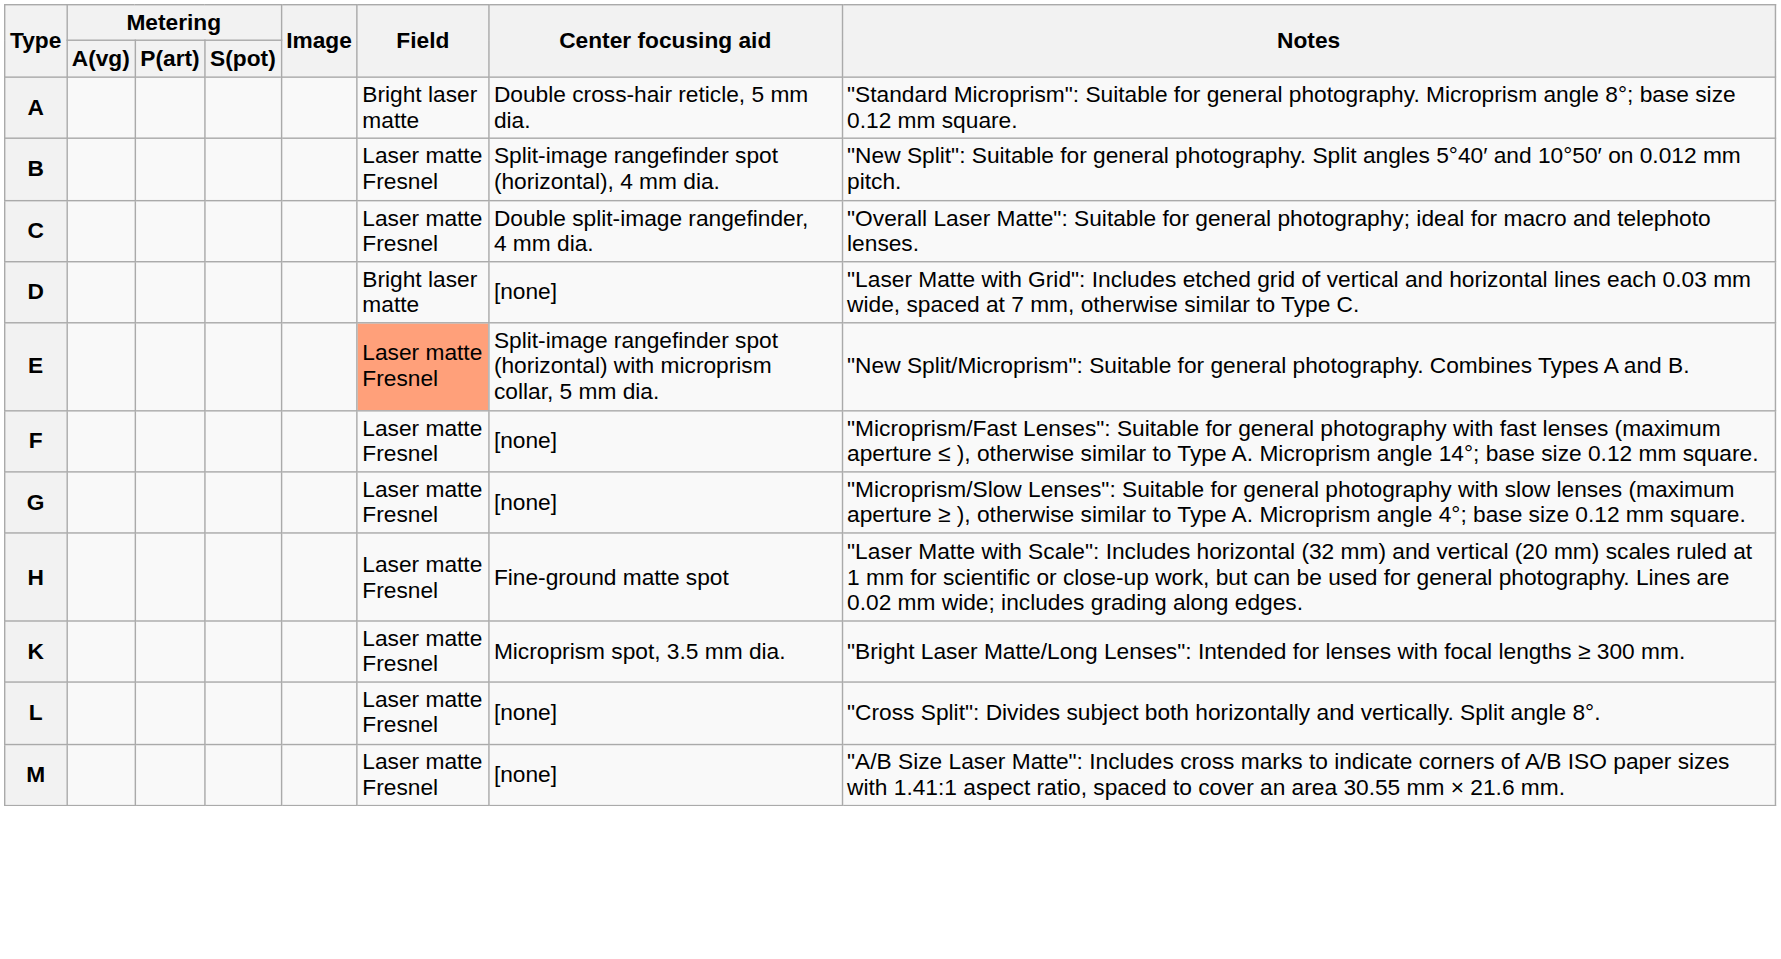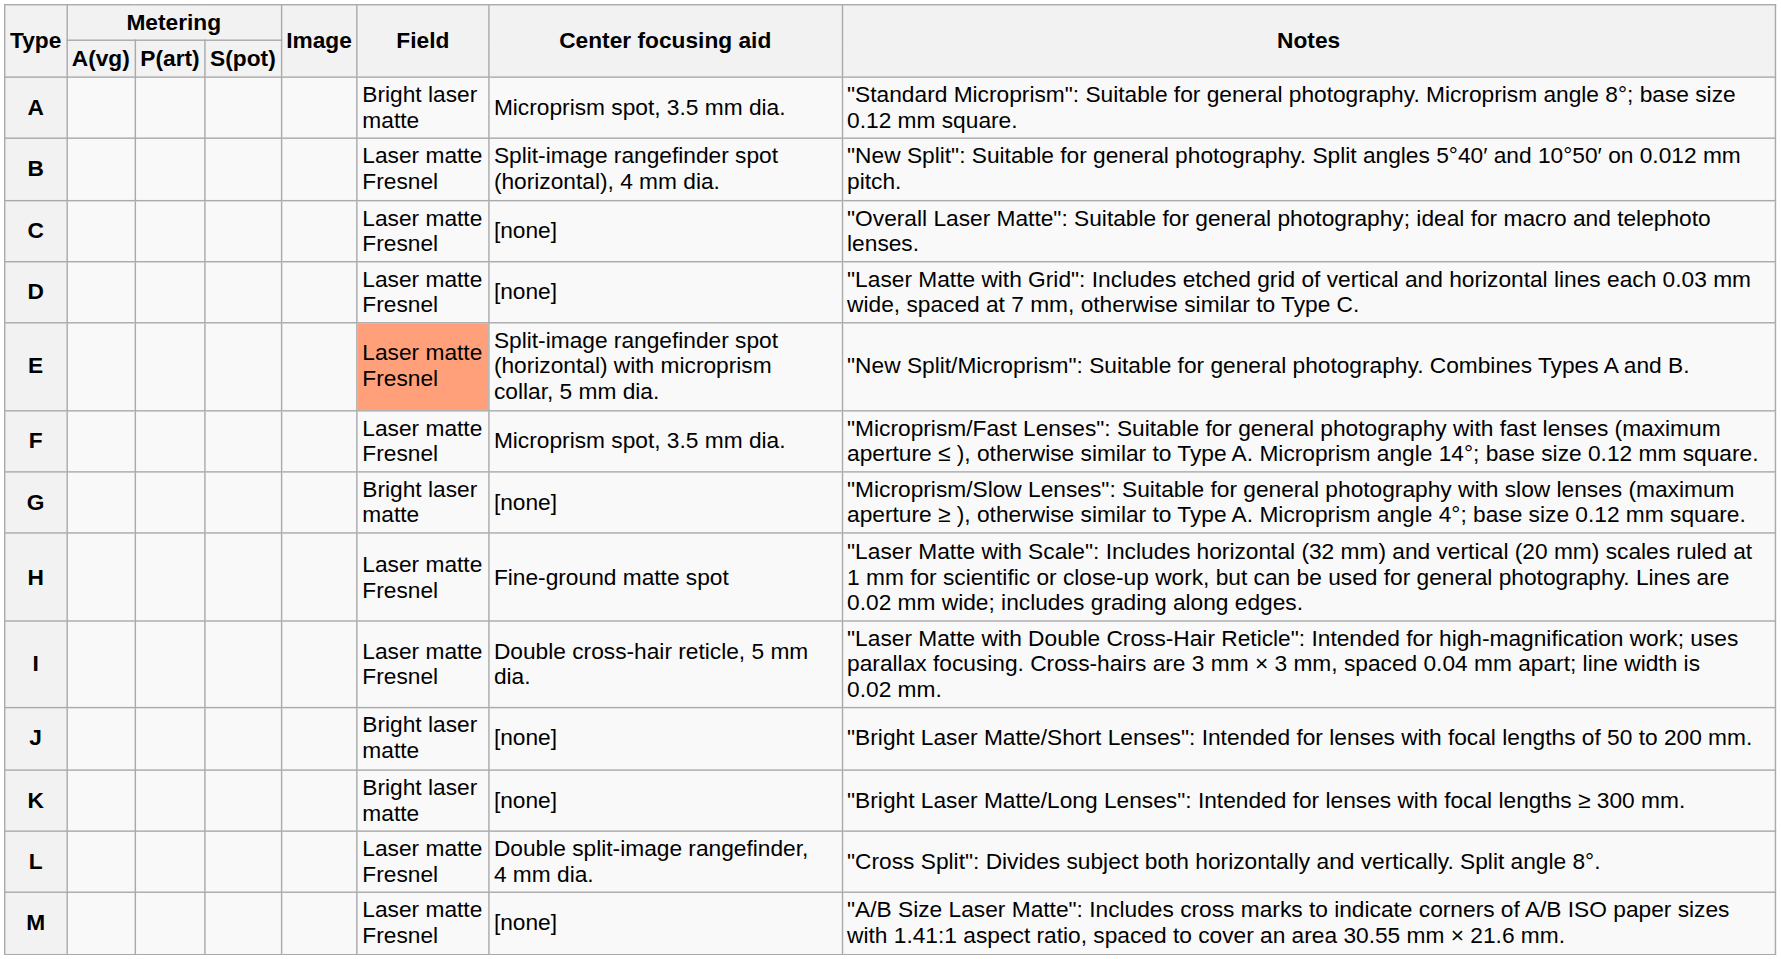(651, 107) Double cross-hair reticle, 5 mm dia. -> (640, 107) Microprism spot, 3.5 mm dia.
(651, 230) Double split-image rangefinder, 4 mm dia. -> (525, 230) [none]
(420, 292) Bright laser matte -> (422, 292) Laser matte Fresnel
(525, 440) [none] -> (640, 440) Microprism spot, 3.5 mm dia.
(422, 502) Laser matte Fresnel -> (420, 502) Bright laser matte
+ row: (36, 664)
+ row: (36, 738)
(422, 651) Laser matte Fresnel -> (420, 799) Bright laser matte
(640, 651) Microprism spot, 3.5 mm dia. -> (525, 799) [none]
(525, 712) [none] -> (651, 861) Double split-image rangefinder, 4 mm dia.
